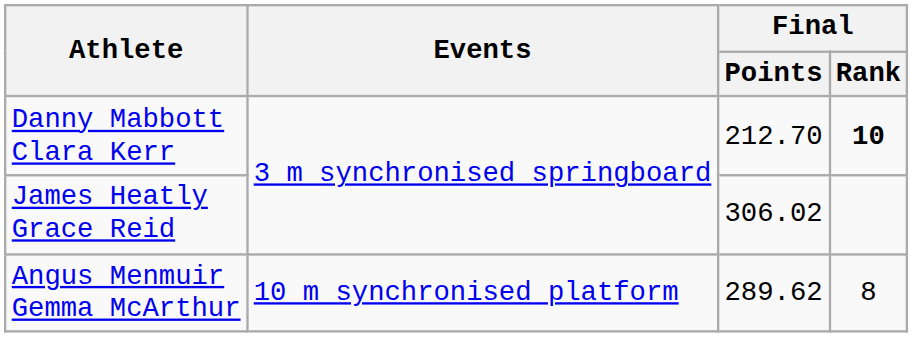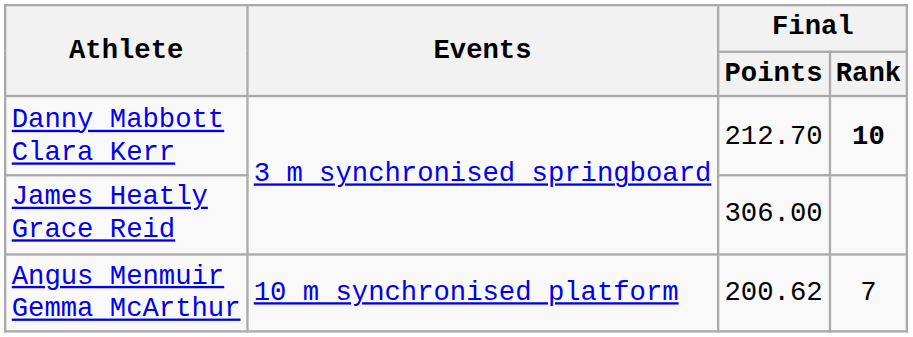(774, 214) 306.02 -> (774, 214) 306.00
(774, 292) 289.62 -> (774, 292) 200.62
(868, 292) 8 -> (868, 292) 7
